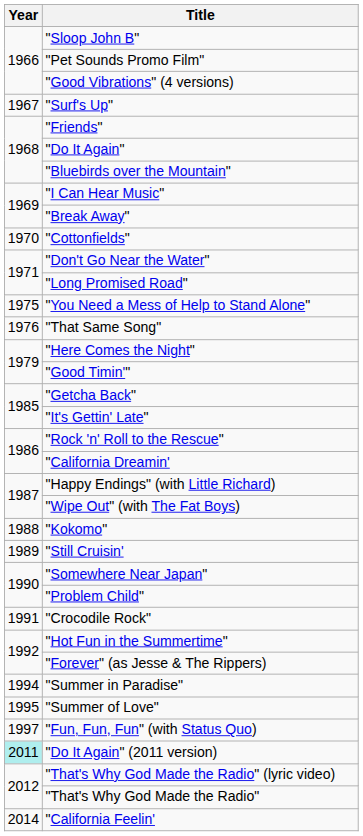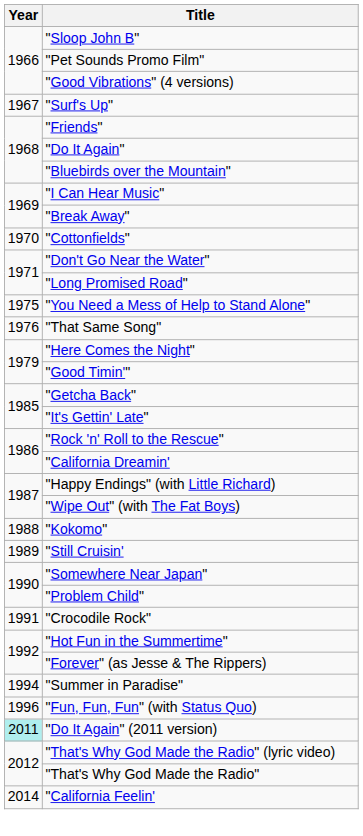- row: (102, 707)
(23, 730) 1997 -> (23, 707) 1996
